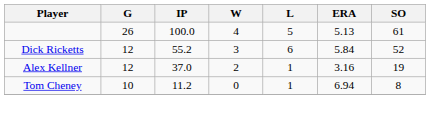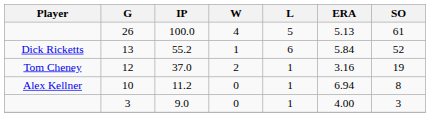(128, 49) 12 -> (128, 49) 13
(236, 49) 3 -> (236, 49) 1
(52, 67) Alex Kellner -> (52, 67) Tom Cheney
(52, 85) Tom Cheney -> (52, 85) Alex Kellner
+ row: (182, 103)
